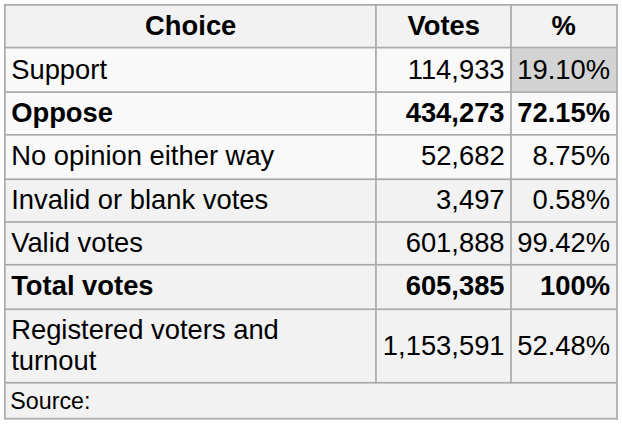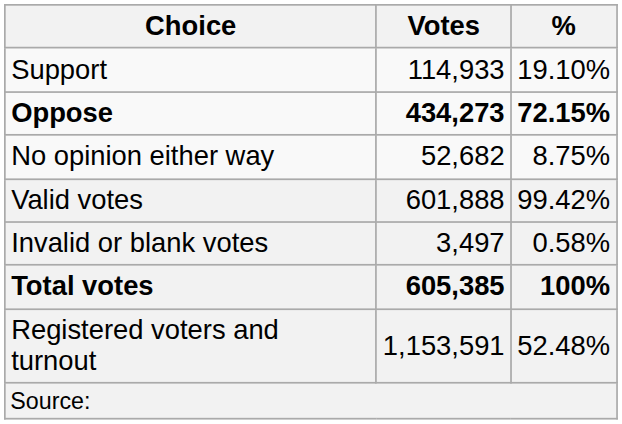(564, 69) lightgrey background -> (564, 69) no background
rows swapped: (77, 243) <-> (140, 199)
